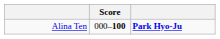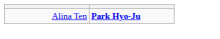- column: (110, 12)
